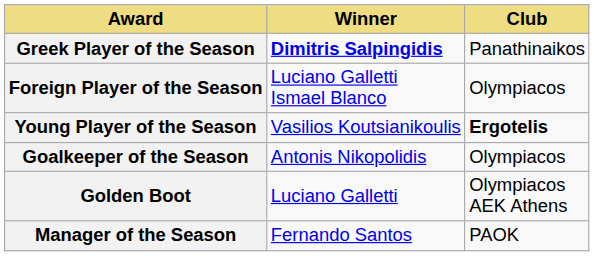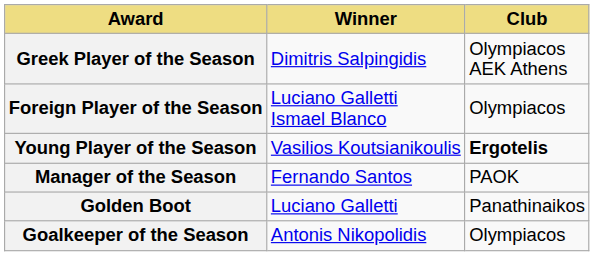(357, 48) bold -> (349, 58) normal
(527, 48) Panathinaikos -> (518, 58) Olympiacos AEK Athens
rows swapped: (136, 156) <-> (136, 235)
(518, 196) Olympiacos AEK Athens -> (527, 206) Panathinaikos
